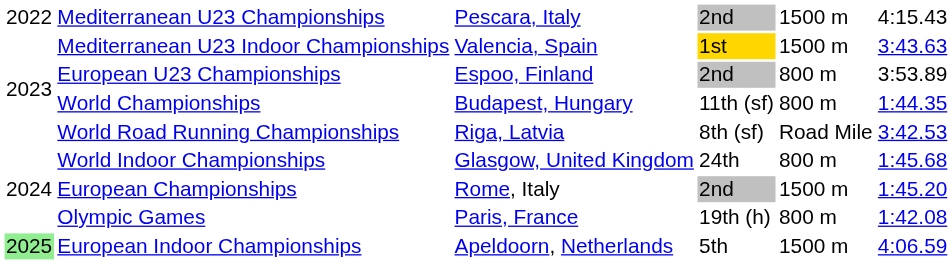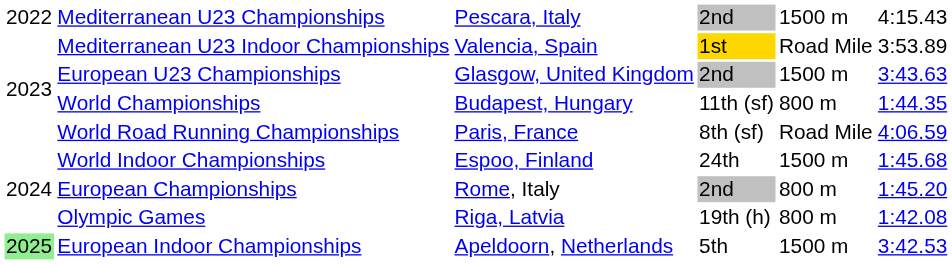(814, 46) 1500 m -> (826, 46) Road Mile
(913, 46) 3:43.63 -> (913, 46) 3:53.89
(524, 74) Espoo, Finland -> (574, 74) Glasgow, United Kingdom
(808, 74) 800 m -> (814, 74) 1500 m
(913, 74) 3:53.89 -> (913, 74) 3:43.63
(509, 131) Riga, Latvia -> (516, 131) Paris, France
(913, 131) 3:42.53 -> (913, 131) 4:06.59
(574, 160) Glasgow, United Kingdom -> (524, 160) Espoo, Finland
(808, 160) 800 m -> (814, 160) 1500 m
(814, 189) 1500 m -> (808, 189) 800 m
(516, 217) Paris, France -> (509, 217) Riga, Latvia
(913, 246) 4:06.59 -> (913, 246) 3:42.53
